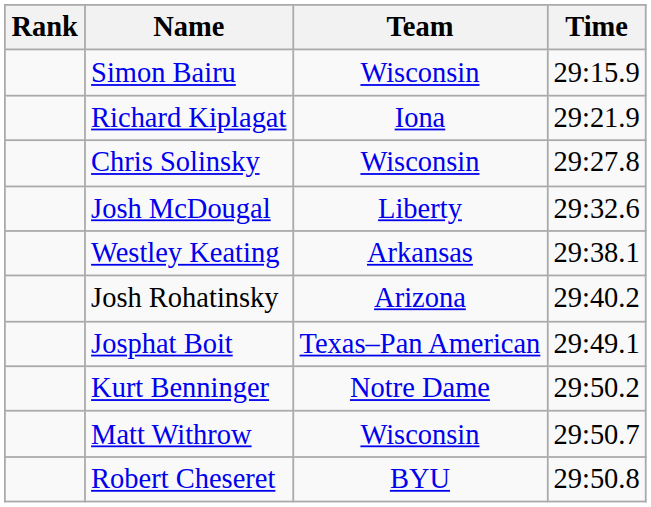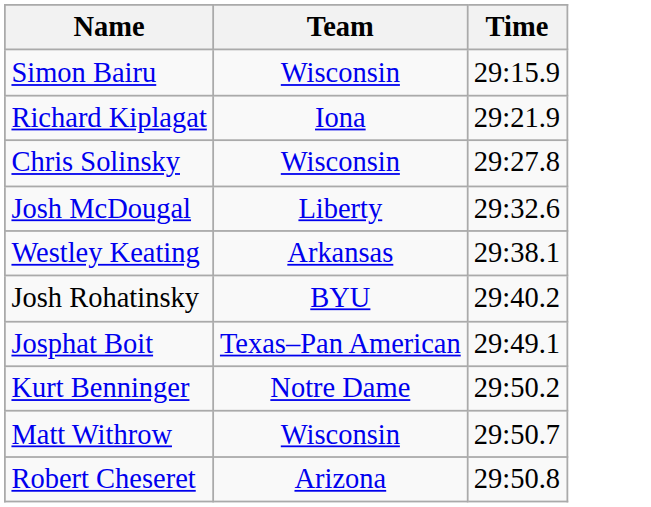- column: (45, 27)
(420, 298) Arizona -> (340, 298) BYU
(420, 478) BYU -> (340, 478) Arizona
